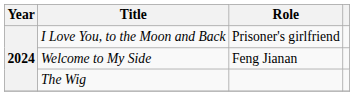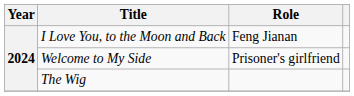(286, 36) Prisoner's girlfriend -> (265, 36) Feng Jianan
(265, 58) Feng Jianan -> (286, 58) Prisoner's girlfriend
